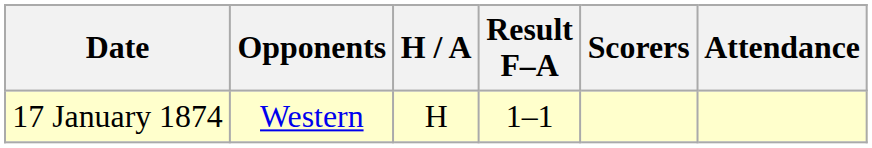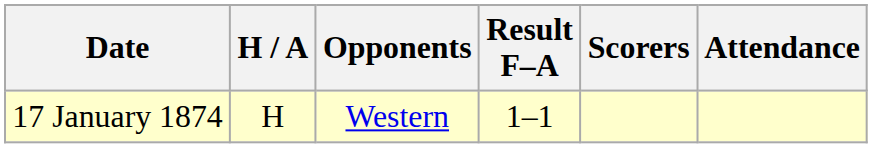columns swapped: (312, 47) <-> (436, 47)
